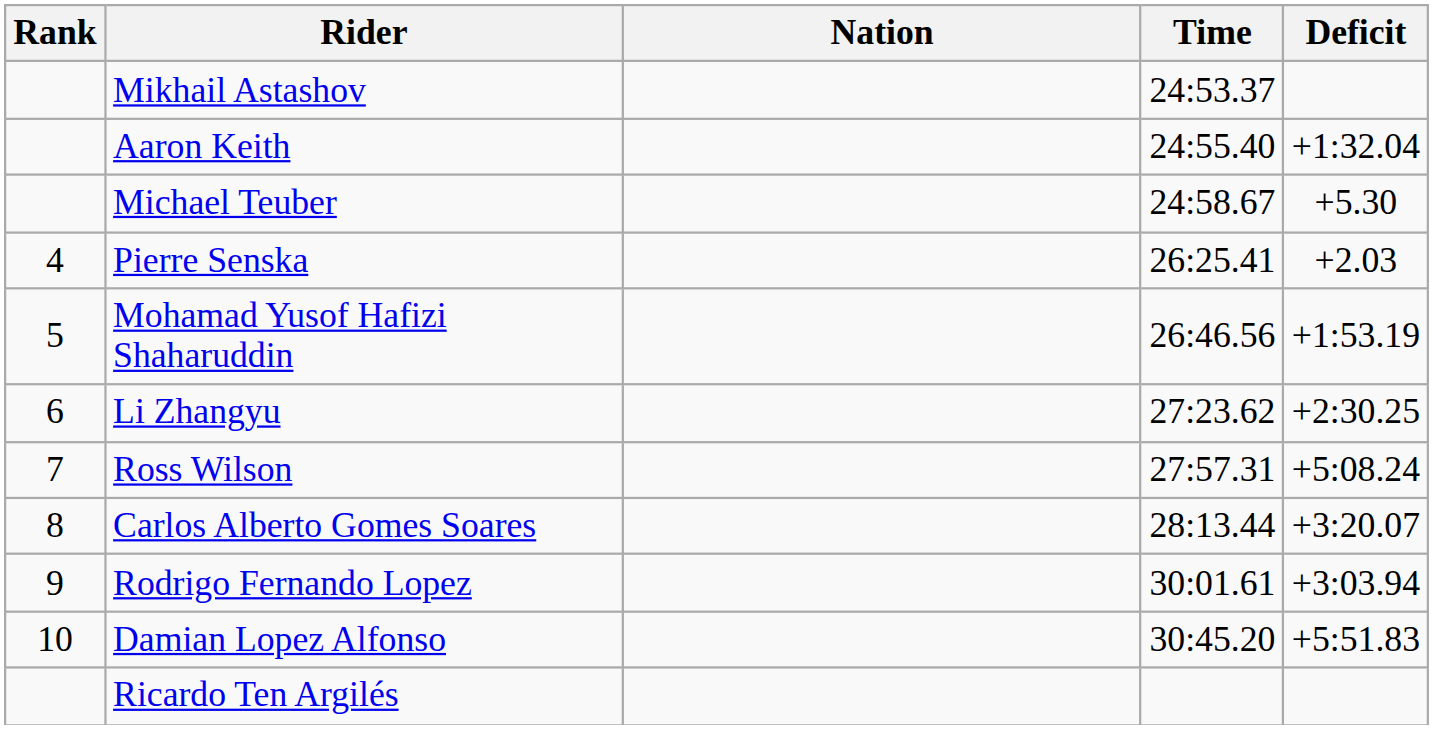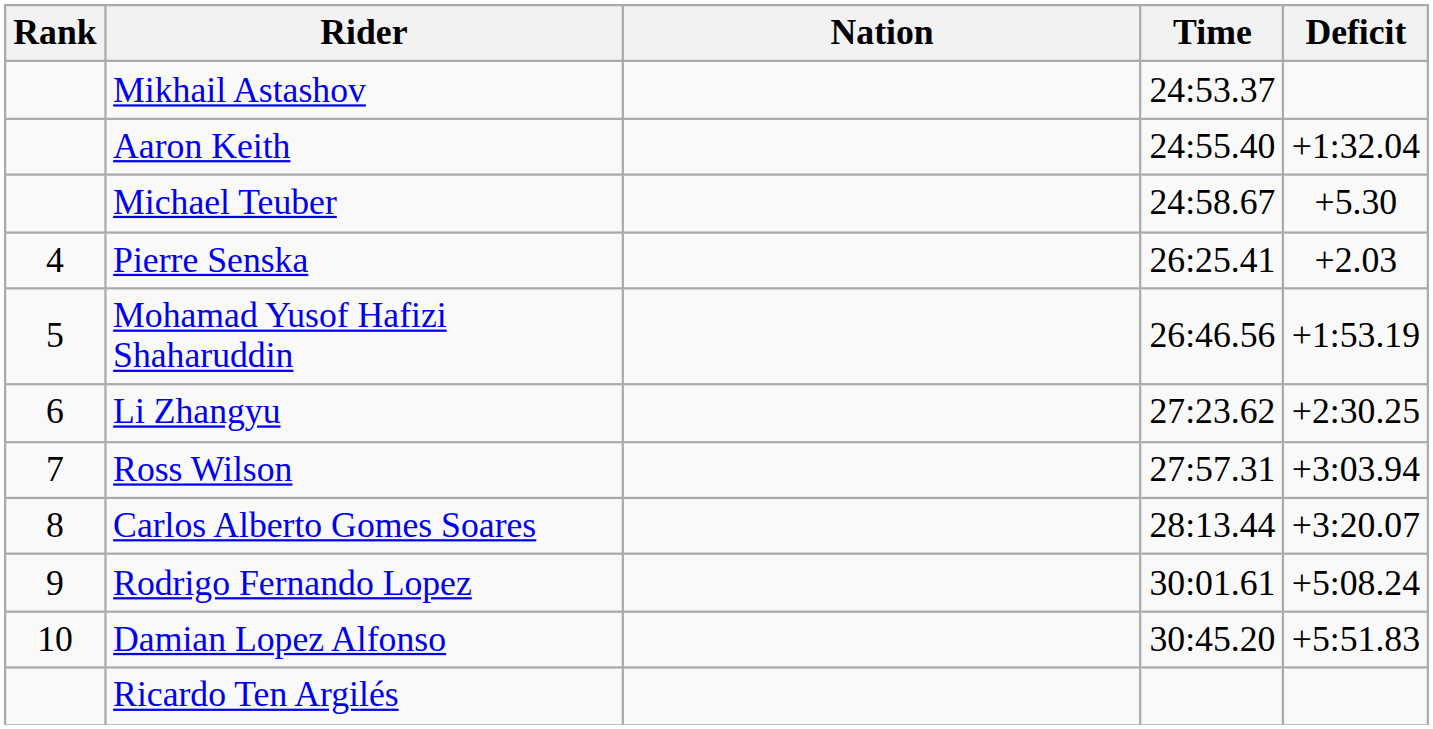(1356, 469) +5:08.24 -> (1356, 469) +3:03.94
(1356, 582) +3:03.94 -> (1356, 582) +5:08.24
